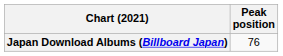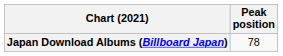(254, 42) 76 -> (254, 42) 78
